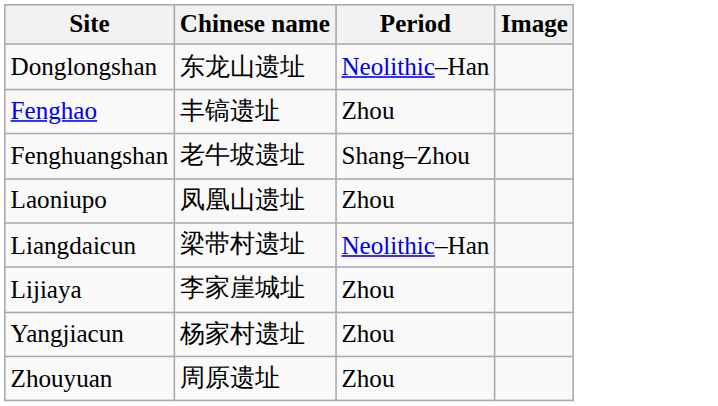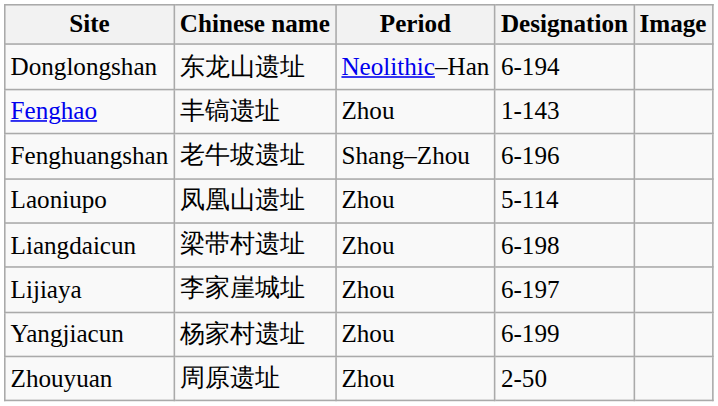+ column: (564, 24)
(415, 244) Neolithic–Han -> (368, 244) Zhou
